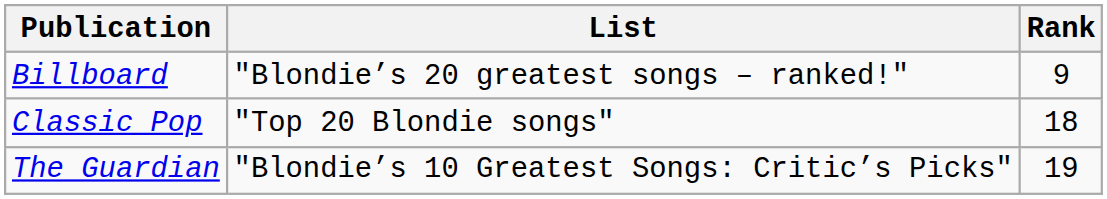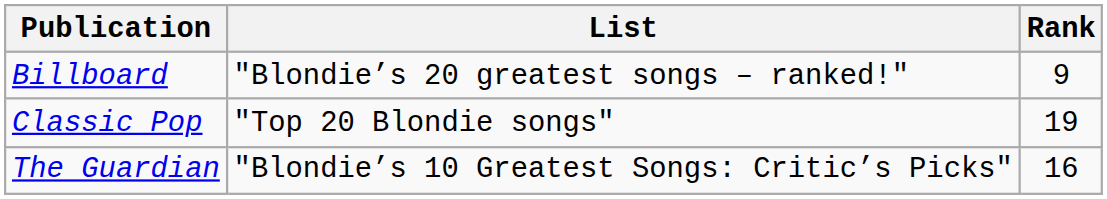(1061, 123) 18 -> (1061, 123) 19
(1061, 170) 19 -> (1061, 170) 16
